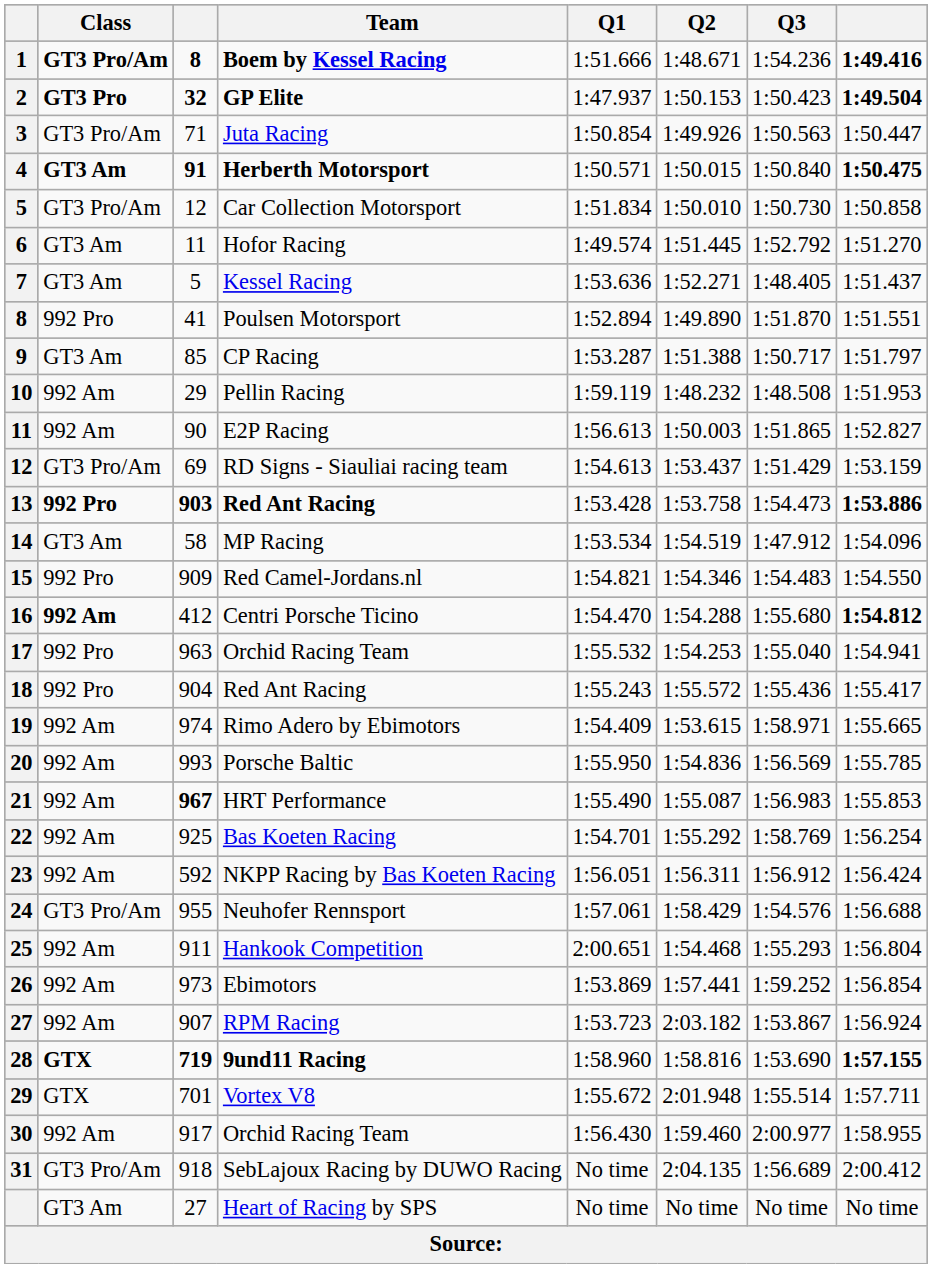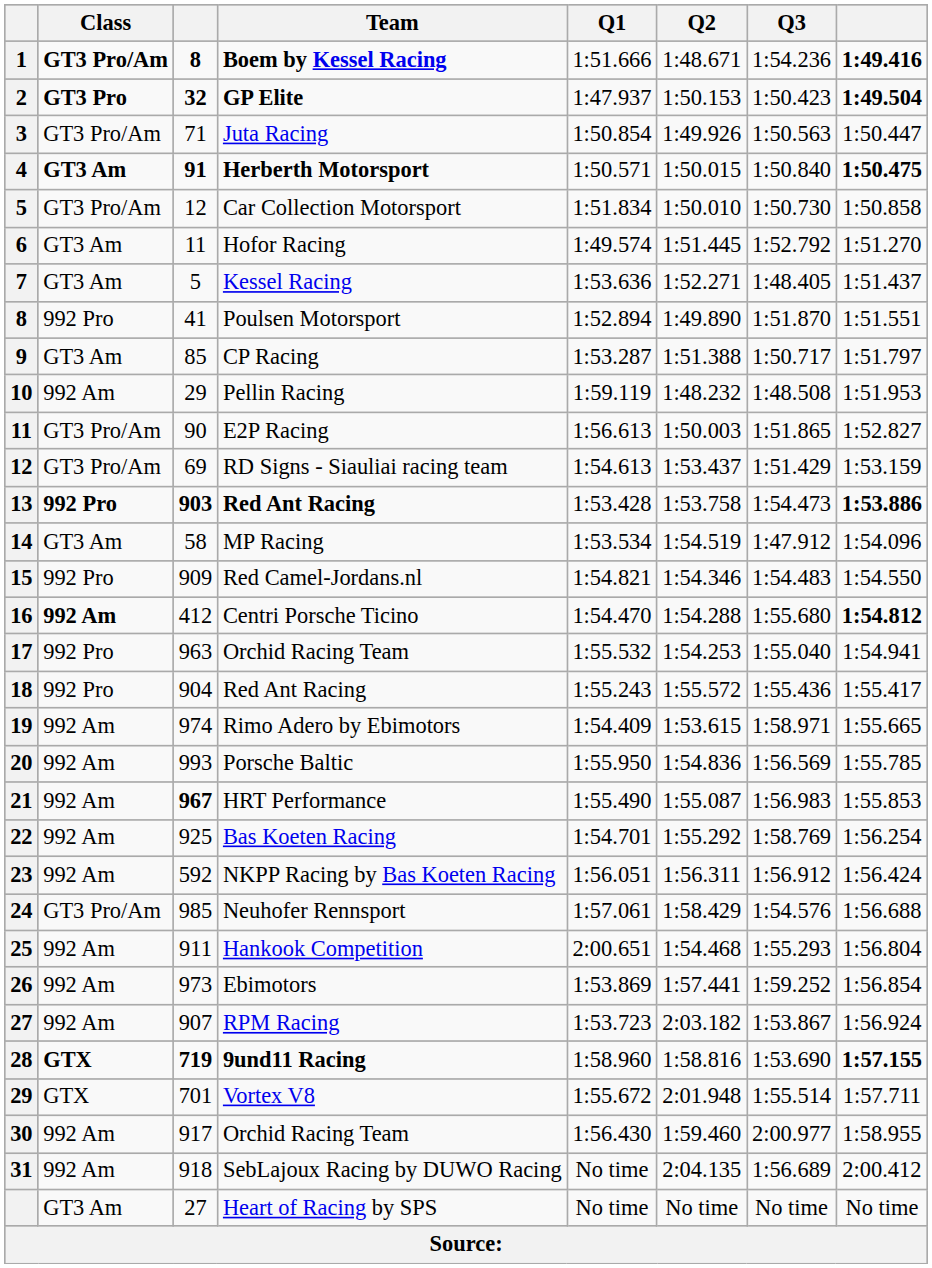(79, 429) 992 Am -> (102, 429) GT3 Pro/Am
(195, 911) 955 -> (195, 911) 985
(102, 1170) GT3 Pro/Am -> (79, 1170) 992 Am
